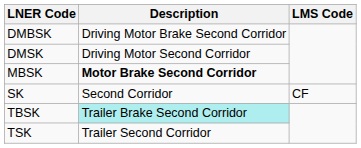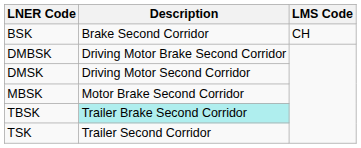+ row: (20, 34)
(169, 73) bold -> (163, 93) normal
- row: (16, 93)
